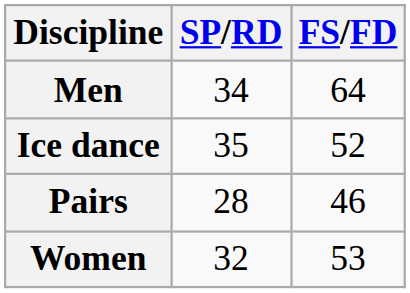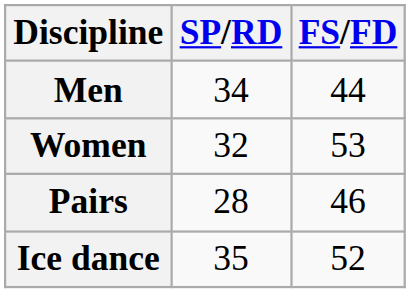(348, 88) 64 -> (348, 88) 44
rows swapped: (88, 257) <-> (88, 145)
